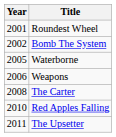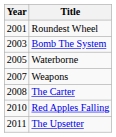(17, 44) 2002 -> (17, 44) 2003
(17, 76) 2006 -> (17, 76) 2007
